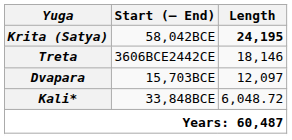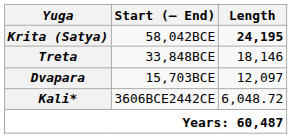(165, 57) 3606BCE2442CE -> (180, 57) 33,848BCE
(180, 99) 33,848BCE -> (165, 99) 3606BCE2442CE
